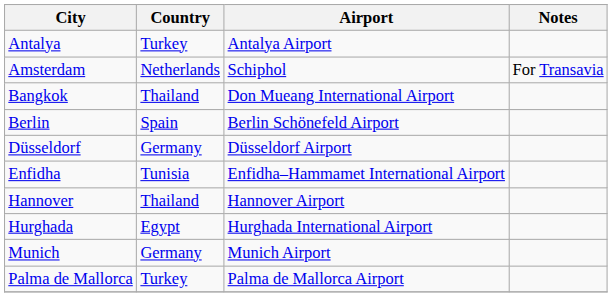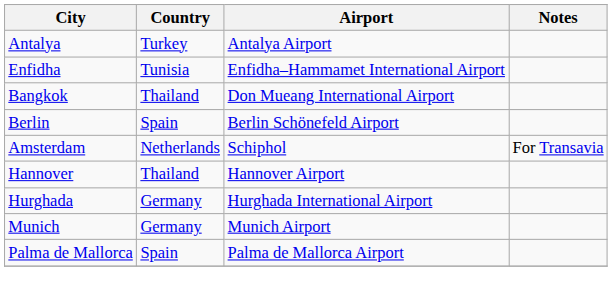rows swapped: (47, 69) <-> (34, 174)
- row: (44, 148)
(160, 226) Egypt -> (171, 200) Germany
(164, 278) Turkey -> (159, 252) Spain
